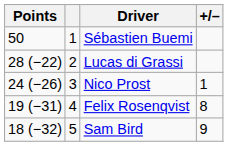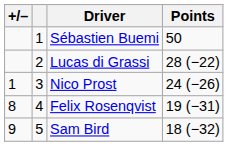columns swapped: (210, 15) <-> (35, 15)
